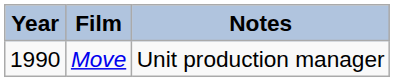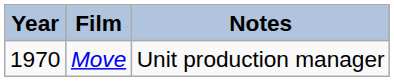(35, 59) 1990 -> (35, 59) 1970
